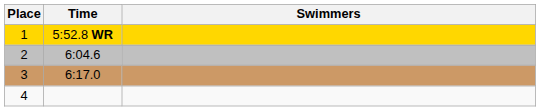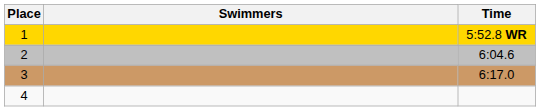columns swapped: (329, 14) <-> (83, 14)
